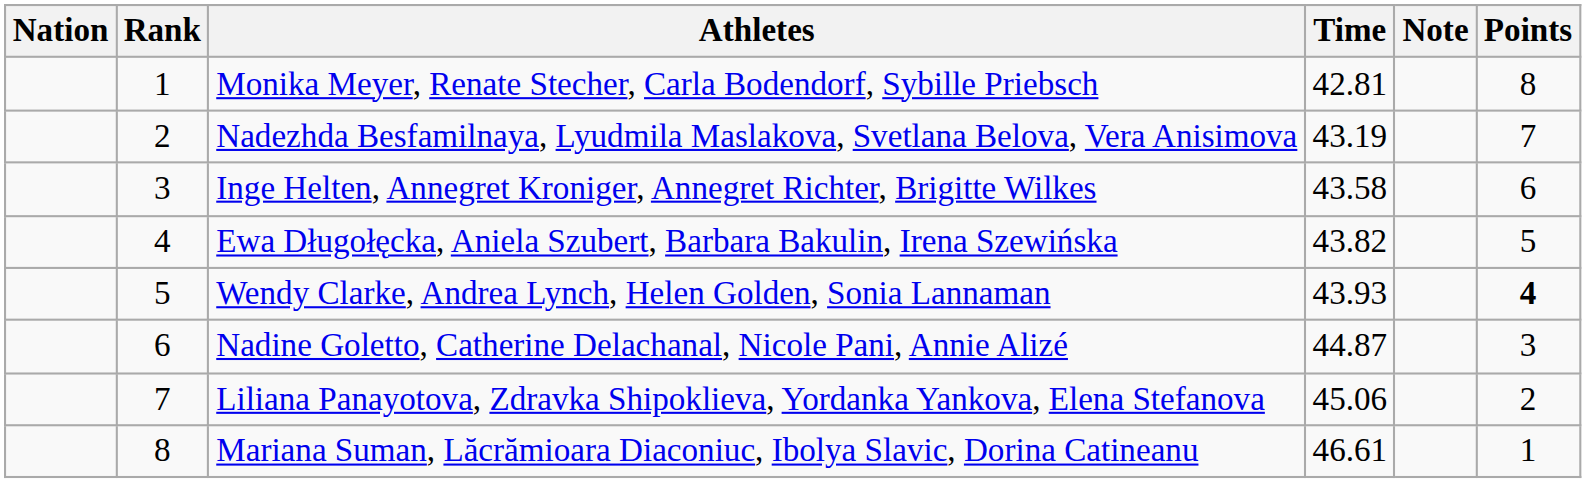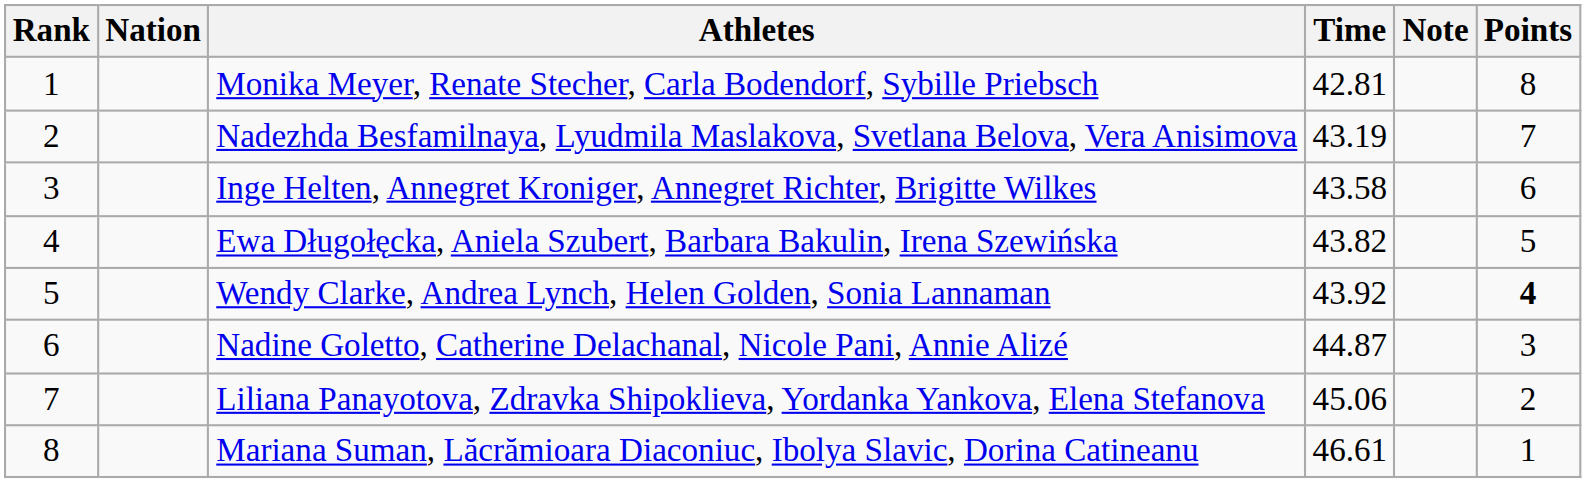columns swapped: (162, 30) <-> (61, 30)
(1350, 293) 43.93 -> (1350, 293) 43.92
